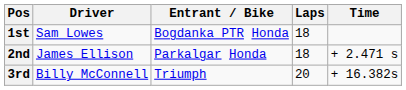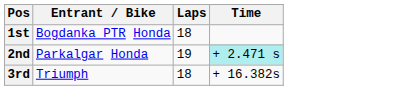- column: (92, 15)
(302, 55) 18 -> (184, 55) 19
(364, 55) no background -> (246, 55) paleturquoise background
(302, 75) 20 -> (184, 75) 18
